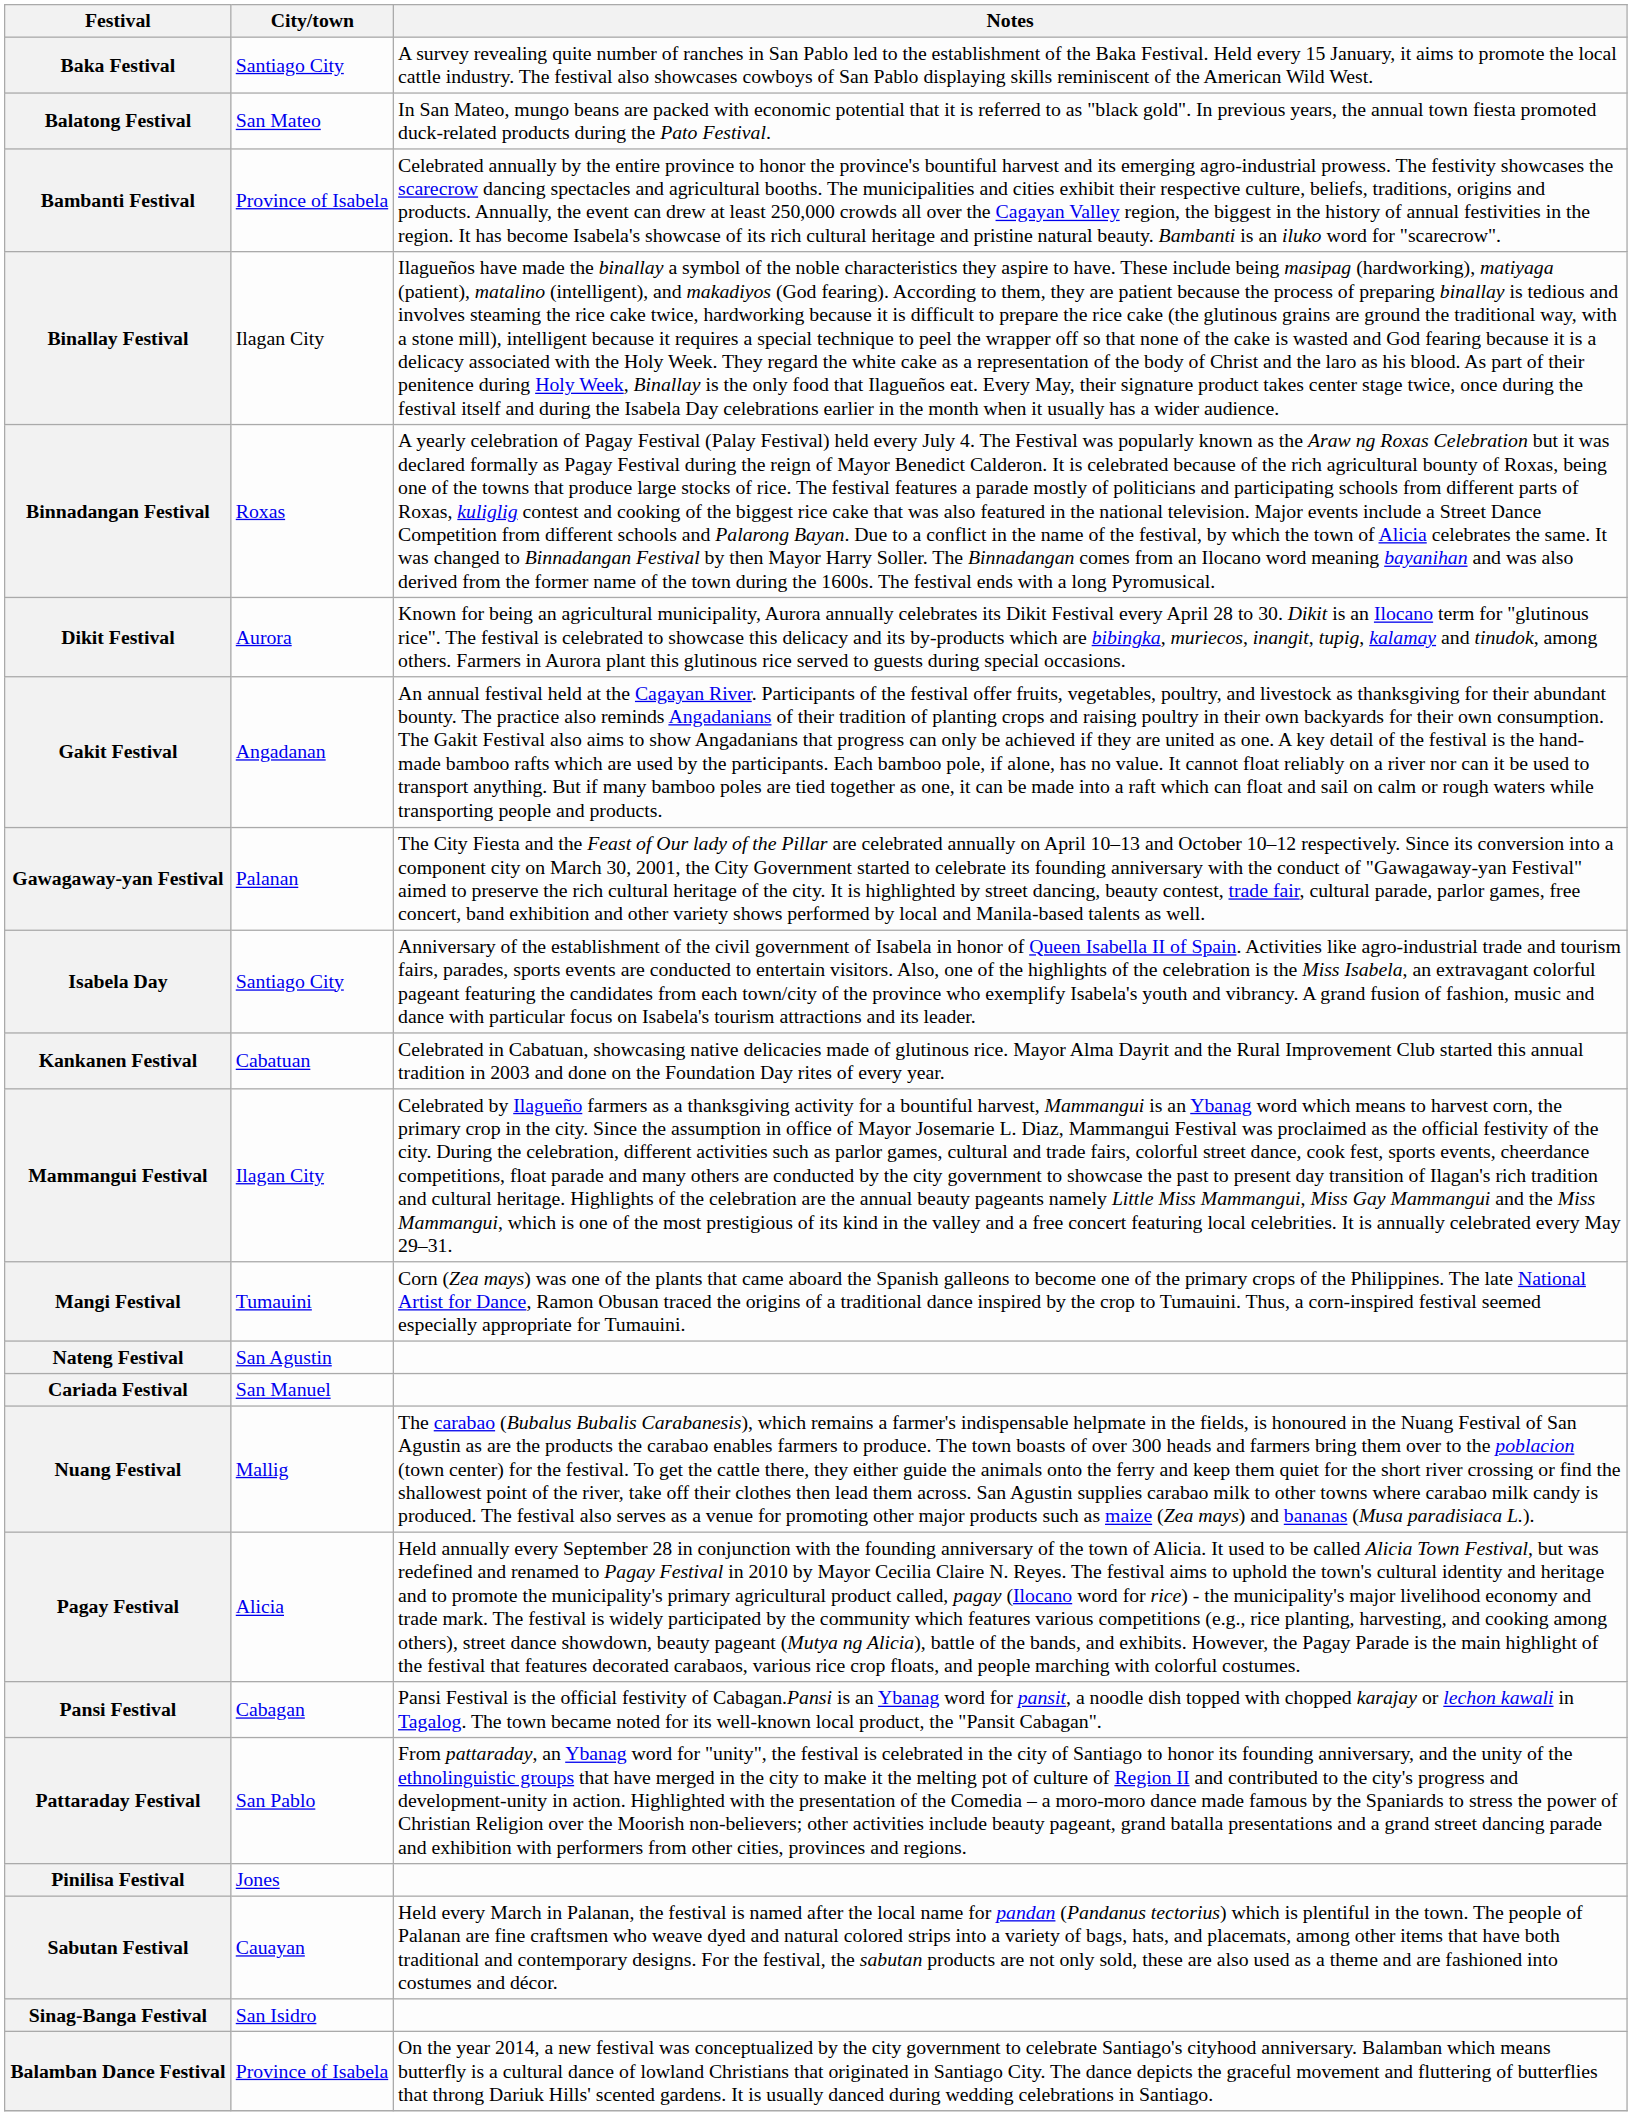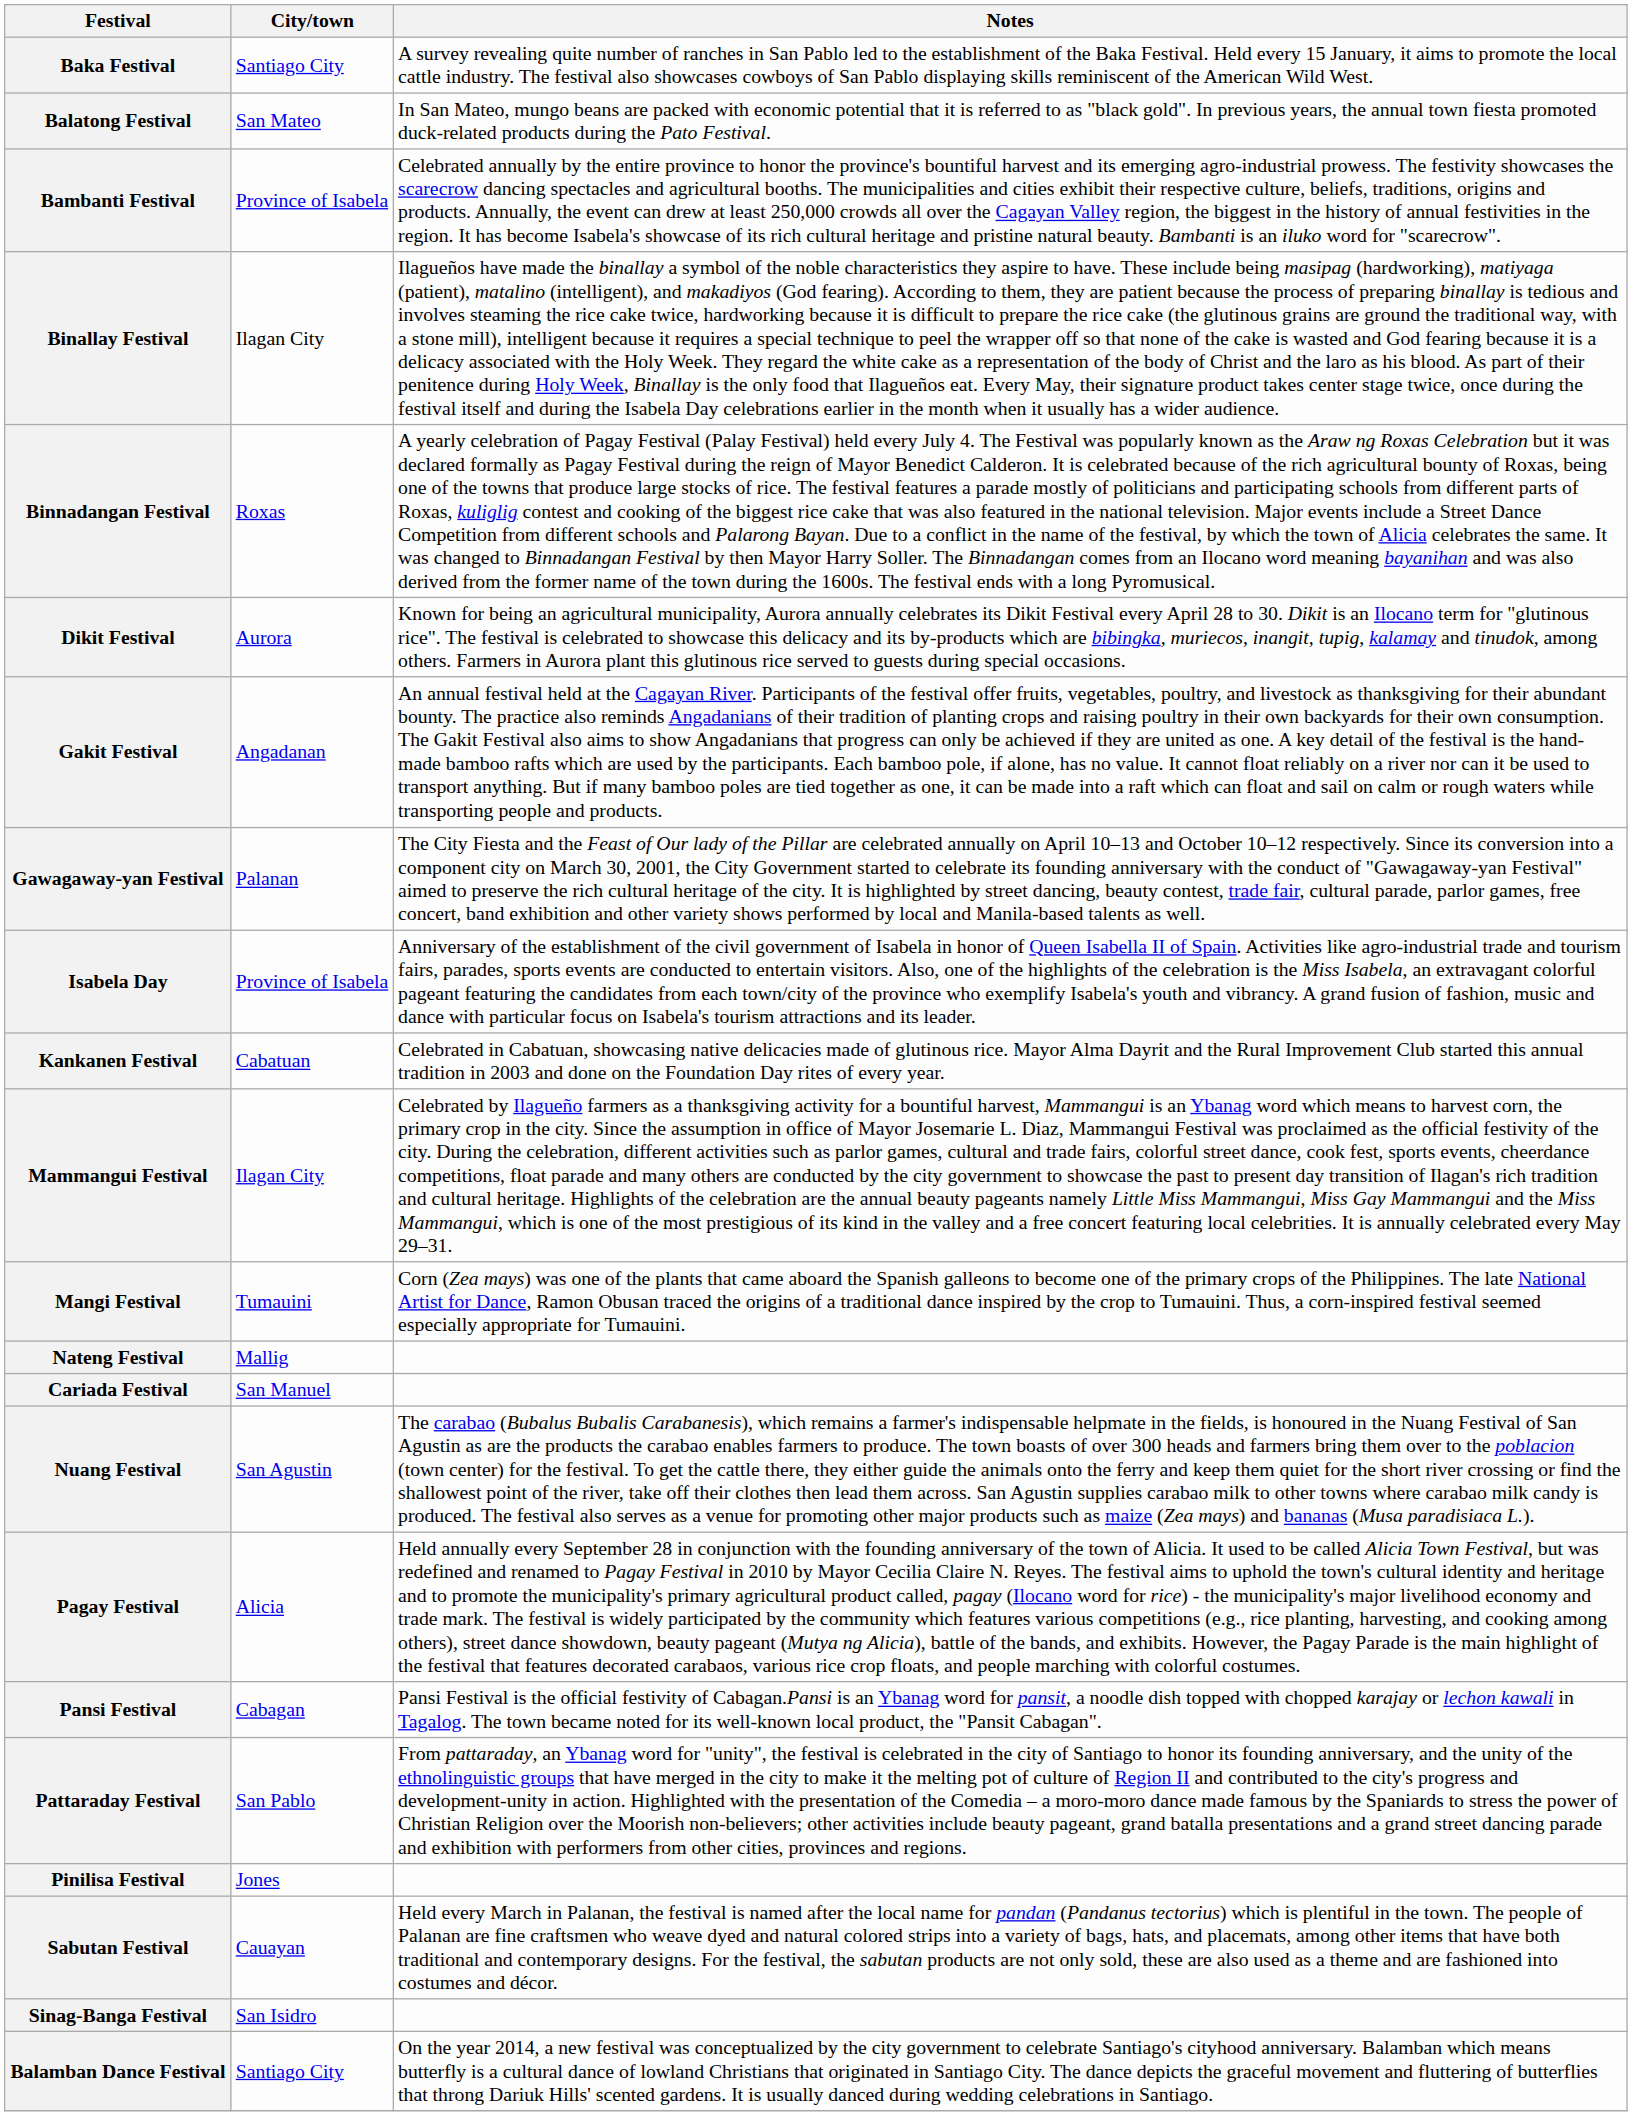(290, 981) Santiago City -> (312, 981) Province of Isabela
(284, 1357) San Agustin -> (262, 1357) Mallig
(262, 1469) Mallig -> (284, 1469) San Agustin
(312, 2071) Province of Isabela -> (290, 2071) Santiago City
